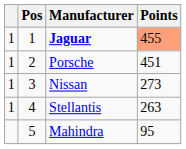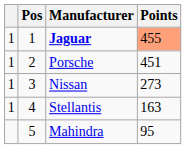(151, 108) 263 -> (151, 108) 163
